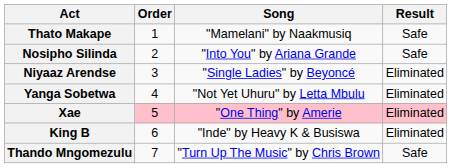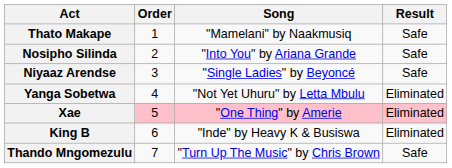(415, 73) Eliminated -> (415, 73) Safe
